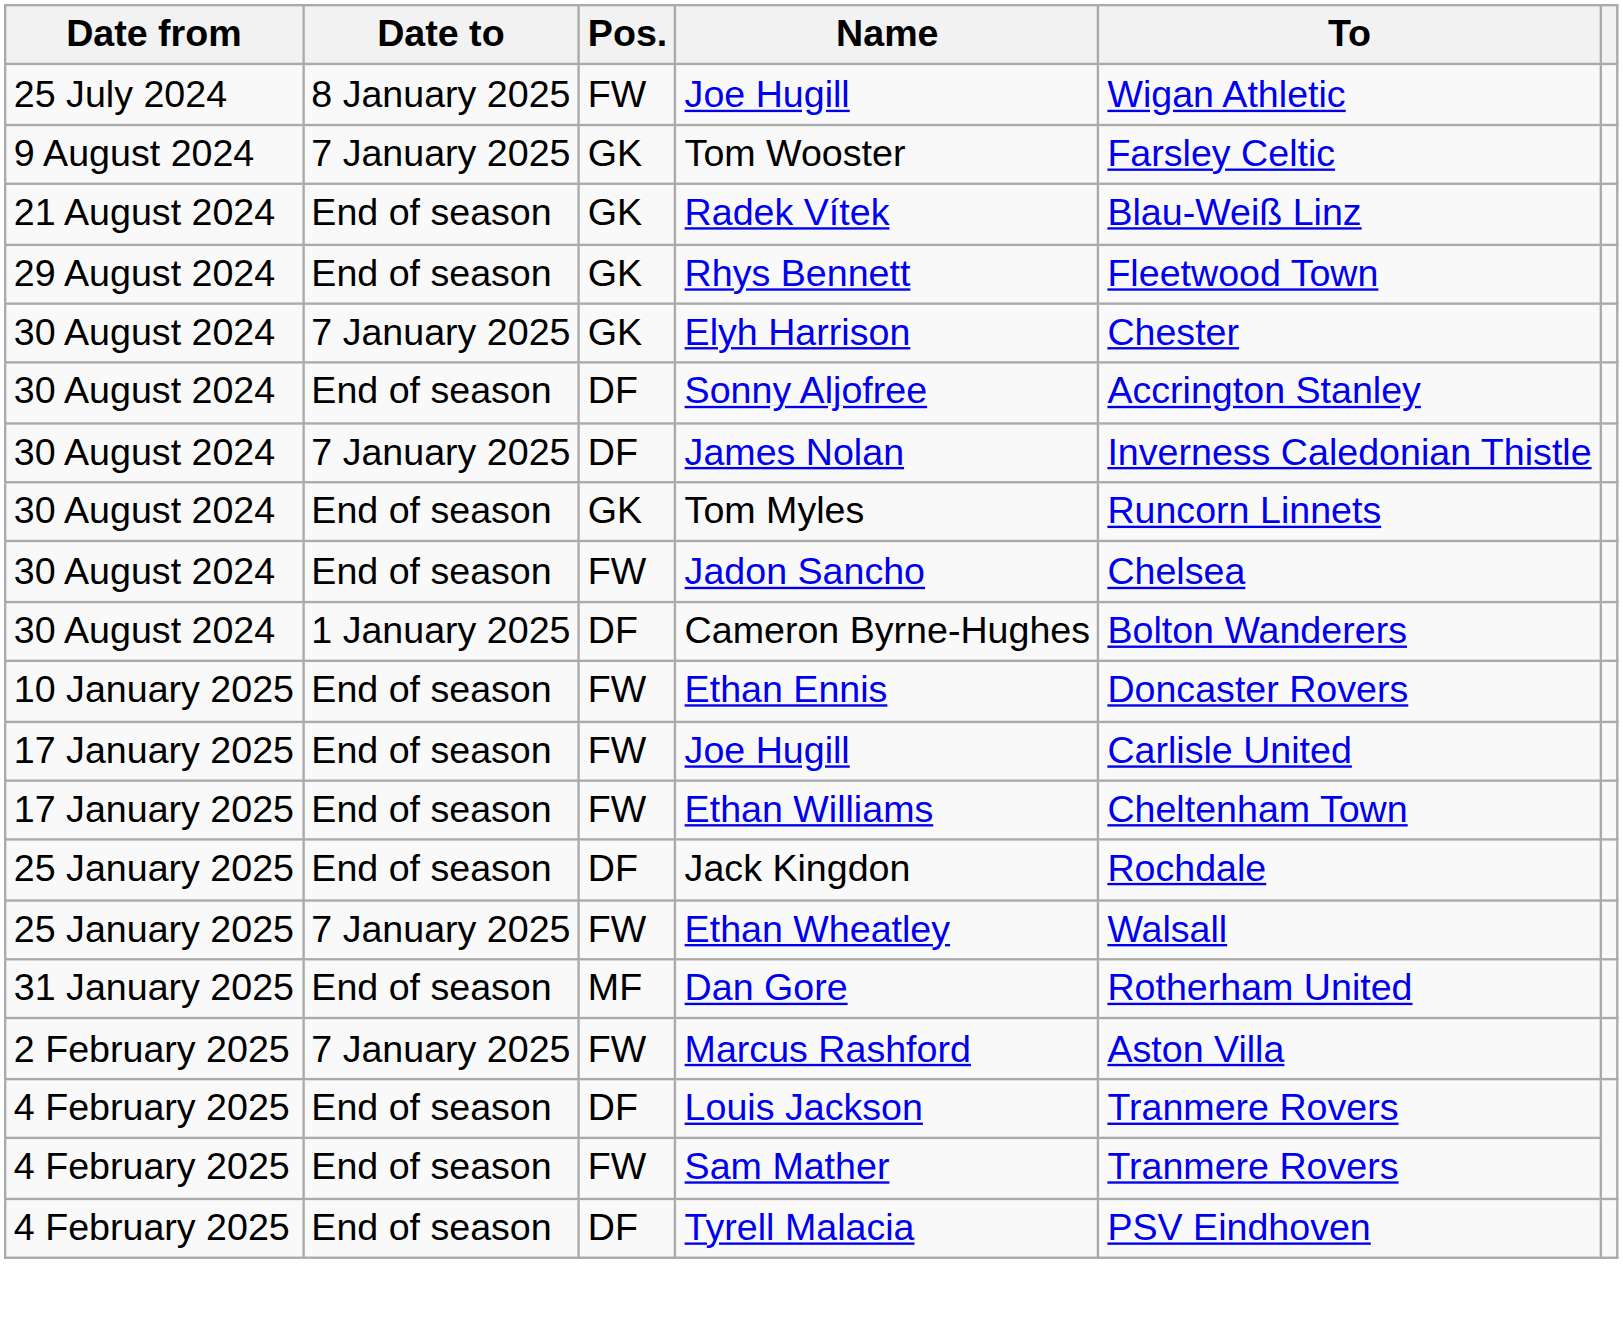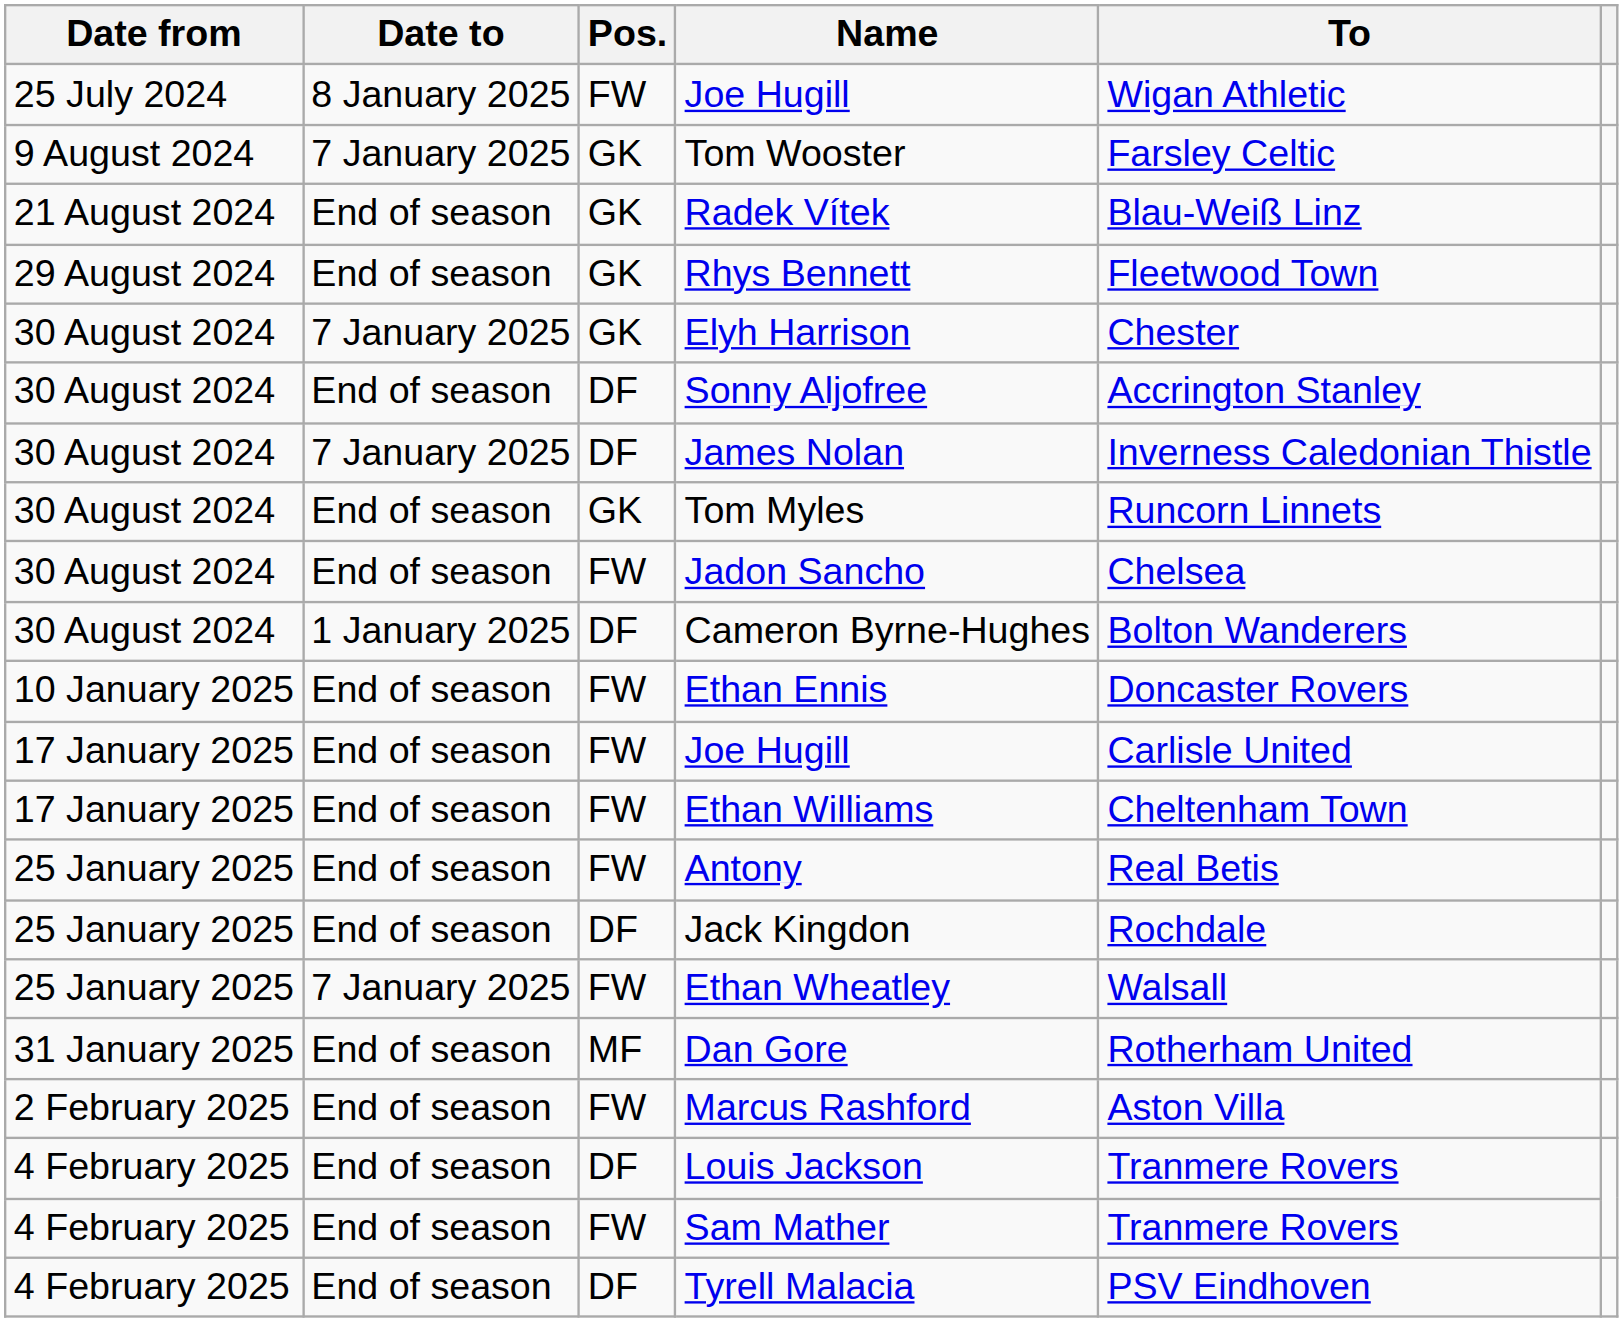+ row: (154, 869)
(441, 1048) 7 January 2025 -> (431, 1107) End of season
